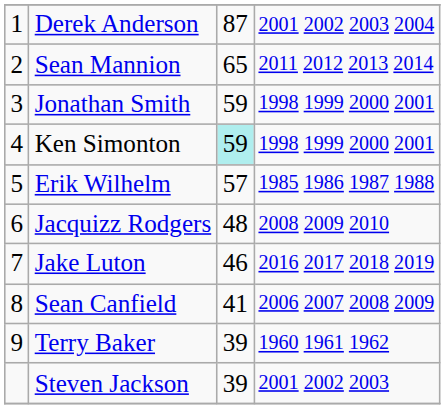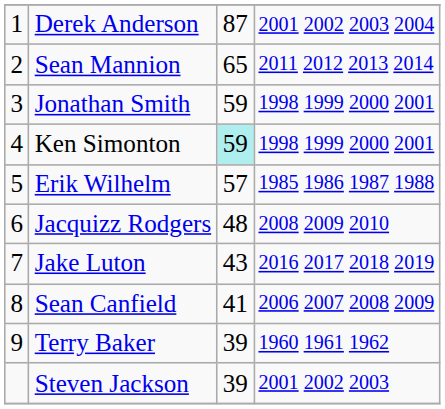(235, 263) 46 -> (235, 263) 43
